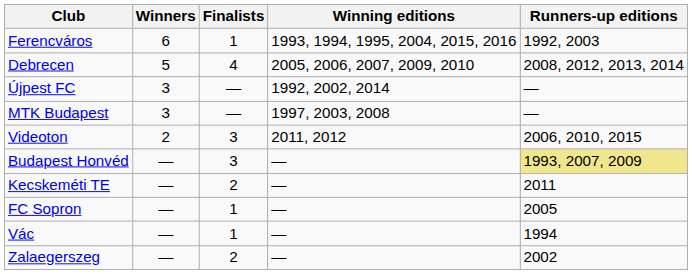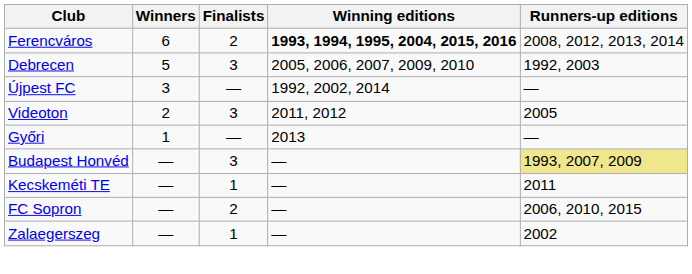(233, 40) 1 -> (233, 40) 2
(394, 40) normal -> (394, 40) bold
(561, 40) 1992, 2003 -> (604, 40) 2008, 2012, 2013, 2014
(233, 64) 4 -> (233, 64) 3
(604, 64) 2008, 2012, 2013, 2014 -> (561, 64) 1992, 2003
- row: (58, 112)
(583, 137) 2006, 2010, 2015 -> (540, 112) 2005
+ row: (26, 137)
(233, 185) 2 -> (233, 185) 1
(233, 209) 1 -> (233, 209) 2
(540, 209) 2005 -> (583, 209) 2006, 2010, 2015
- row: (21, 233)
(233, 257) 2 -> (233, 233) 1
